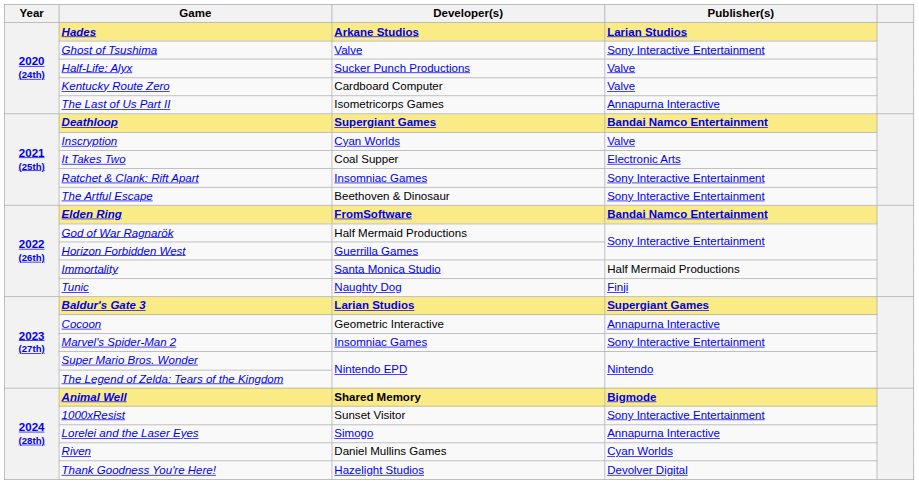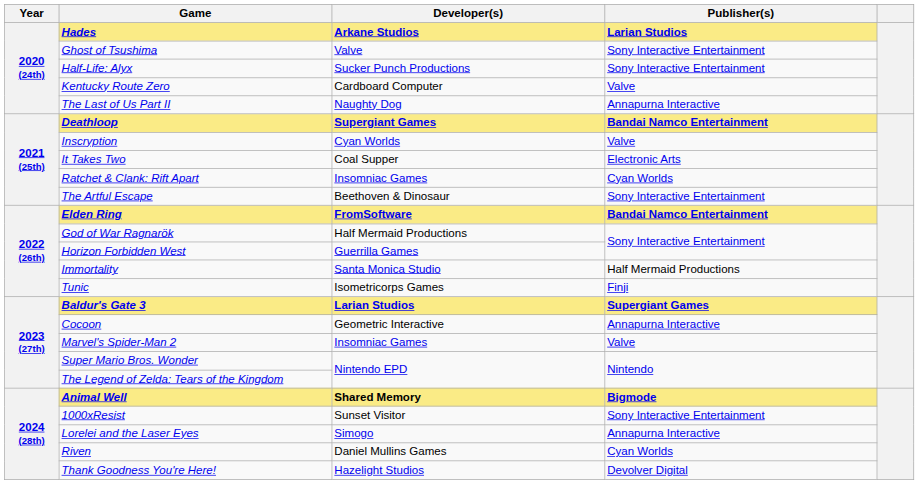(621, 68) Valve -> (686, 68) Sony Interactive Entertainment
(389, 104) Isometricorps Games -> (368, 104) Naughty Dog
(686, 178) Sony Interactive Entertainment -> (640, 178) Cyan Worlds
(368, 287) Naughty Dog -> (389, 287) Isometricorps Games
(686, 342) Sony Interactive Entertainment -> (621, 342) Valve
